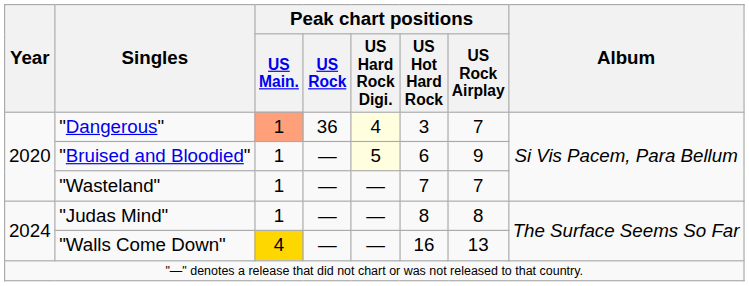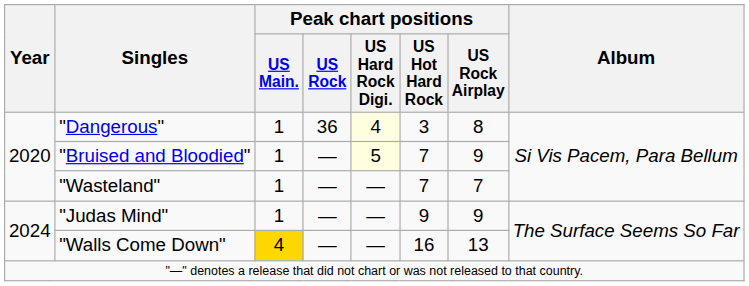(279, 126) lightsalmon background -> (279, 126) no background
(478, 126) 7 -> (478, 126) 8
(424, 156) 6 -> (424, 156) 7
(424, 215) 8 -> (424, 215) 9
(478, 215) 8 -> (478, 215) 9
